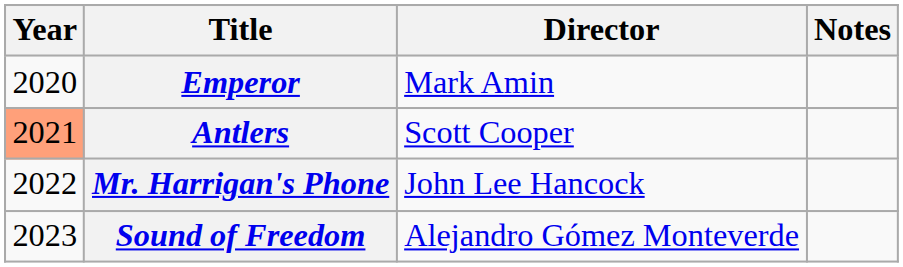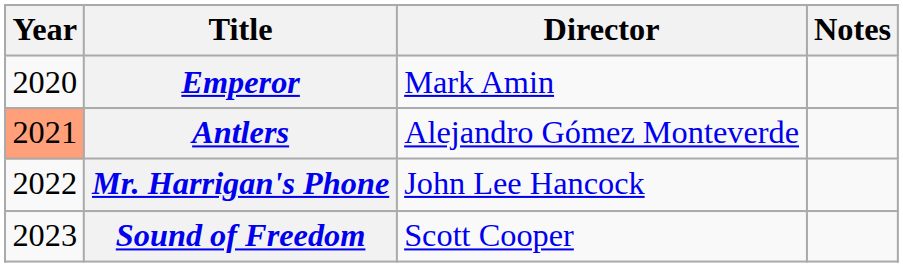(489, 132) Scott Cooper -> (602, 132) Alejandro Gómez Monteverde
(602, 235) Alejandro Gómez Monteverde -> (489, 235) Scott Cooper
